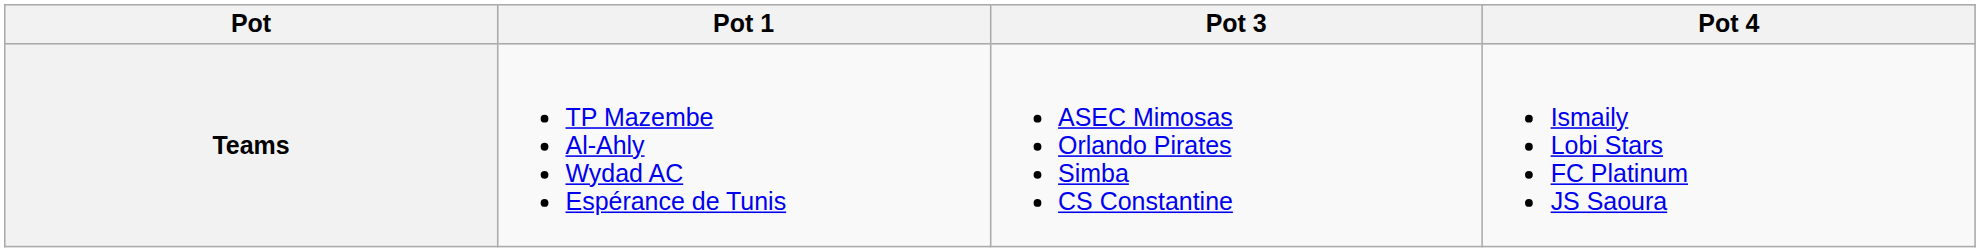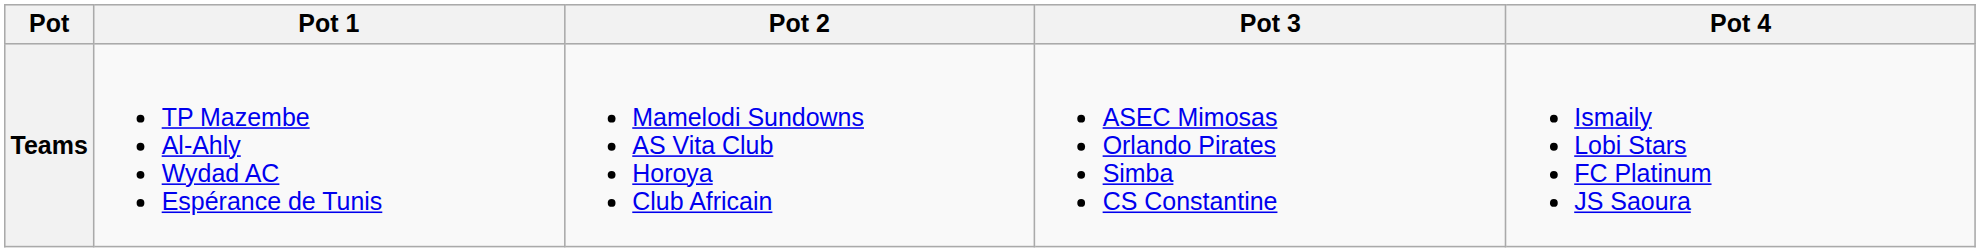+ column: (799, 24)
